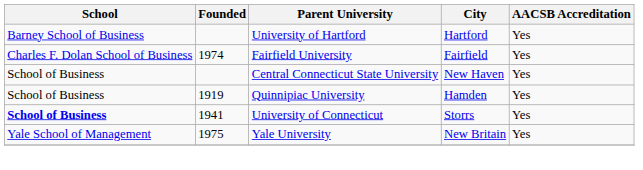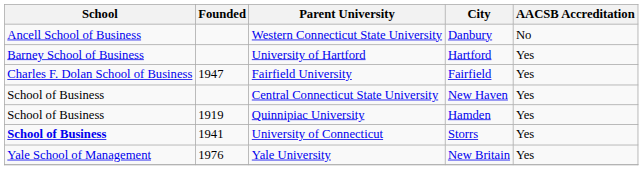+ row: (347, 34)
(211, 54) 1974 -> (211, 74) 1947
(211, 134) 1975 -> (211, 154) 1976
